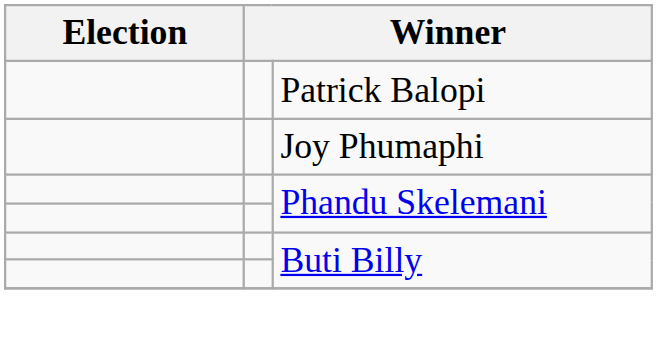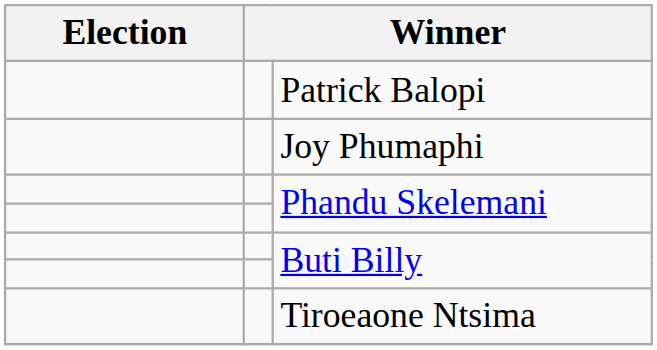+ row: (125, 316)
